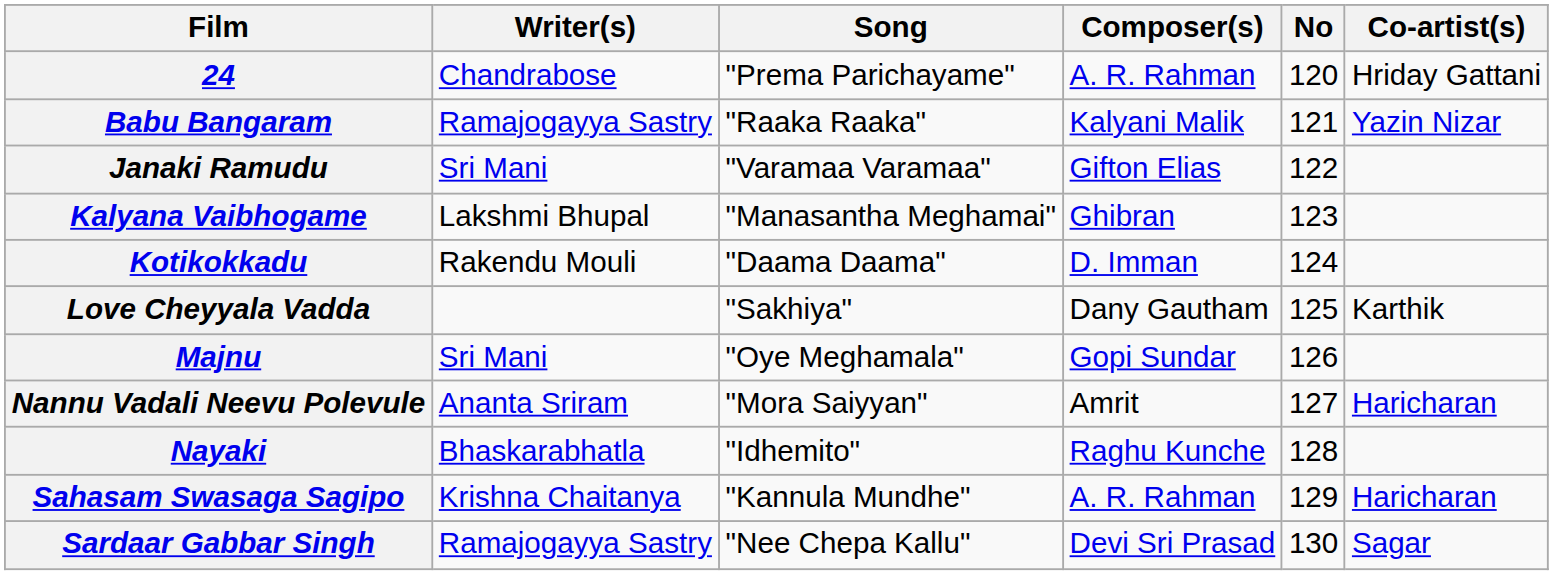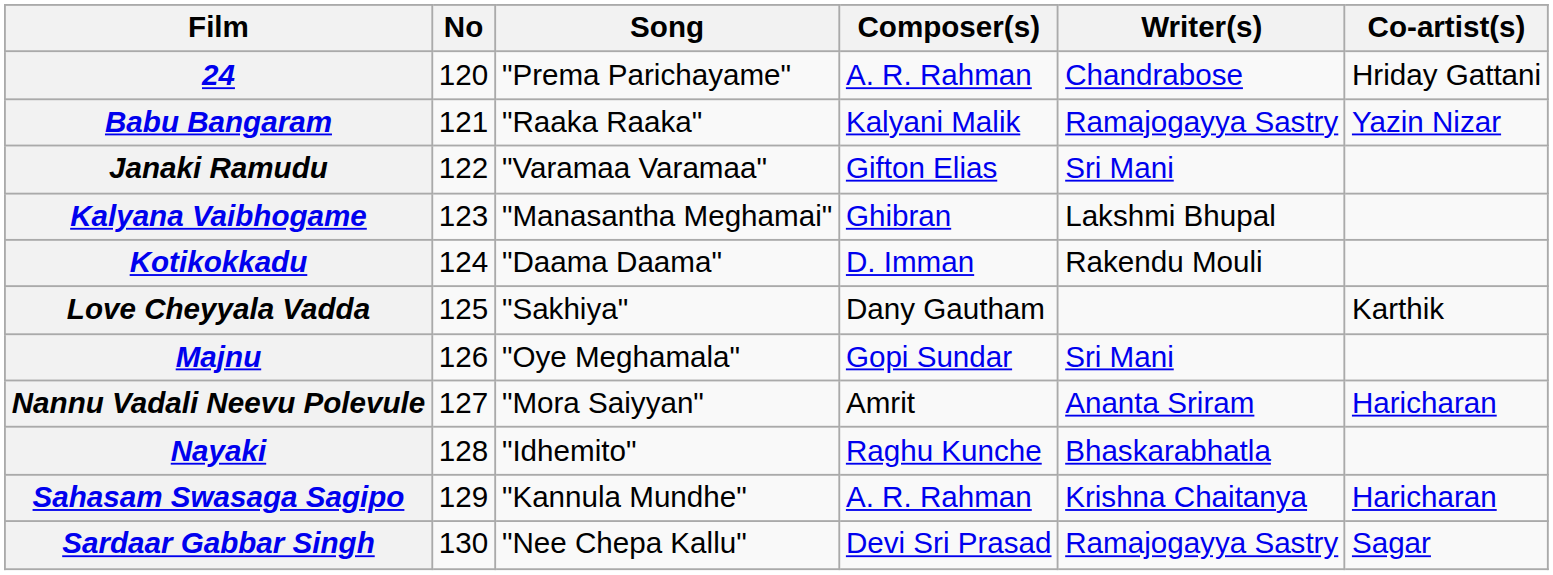columns swapped: (1314, 27) <-> (575, 27)
